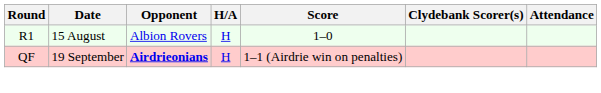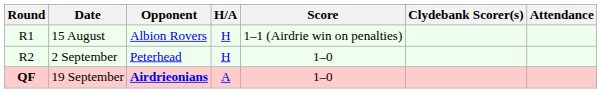(323, 35) 1–0 -> (323, 35) 1–1 (Airdrie win on penalties)
+ row: (84, 56)
(26, 56) normal -> (26, 77) bold
(226, 56) H -> (226, 77) A
(323, 56) 1–1 (Airdrie win on penalties) -> (323, 77) 1–0
